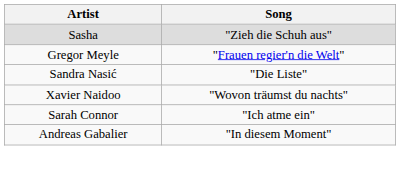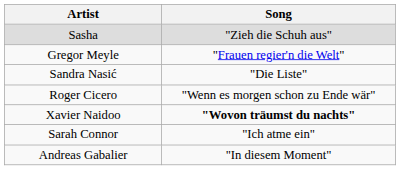+ row: (83, 94)
(279, 94) normal -> (279, 114) bold
